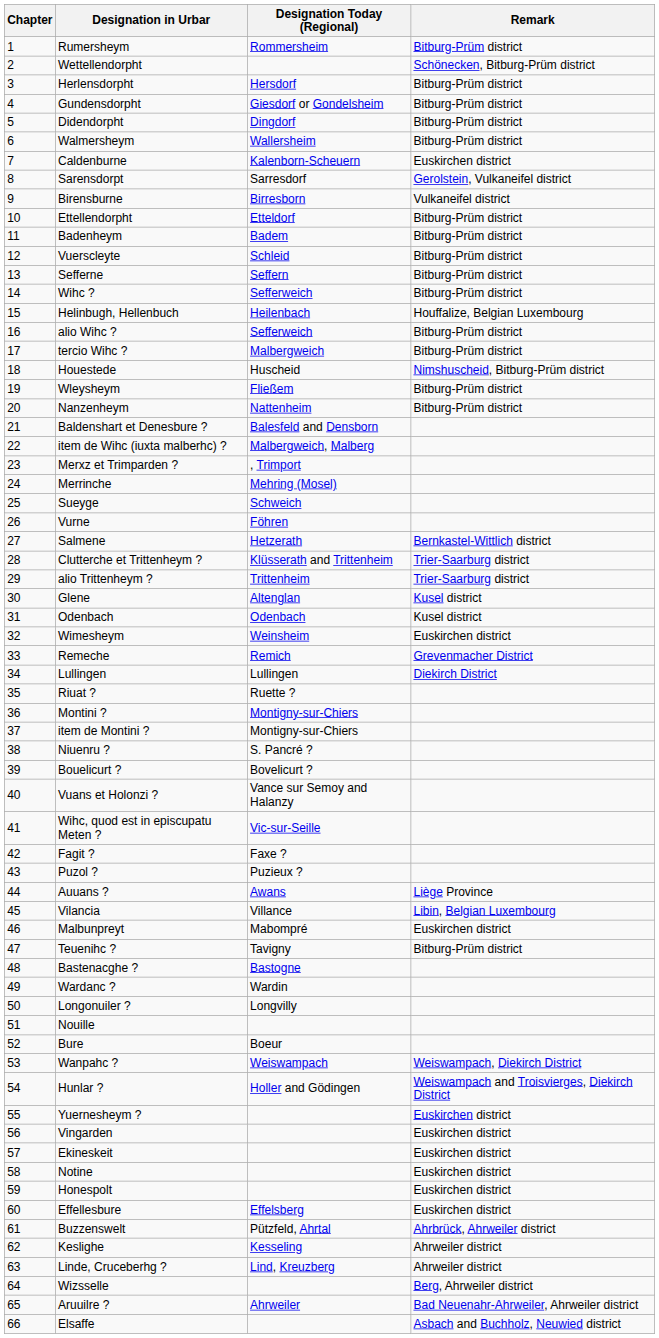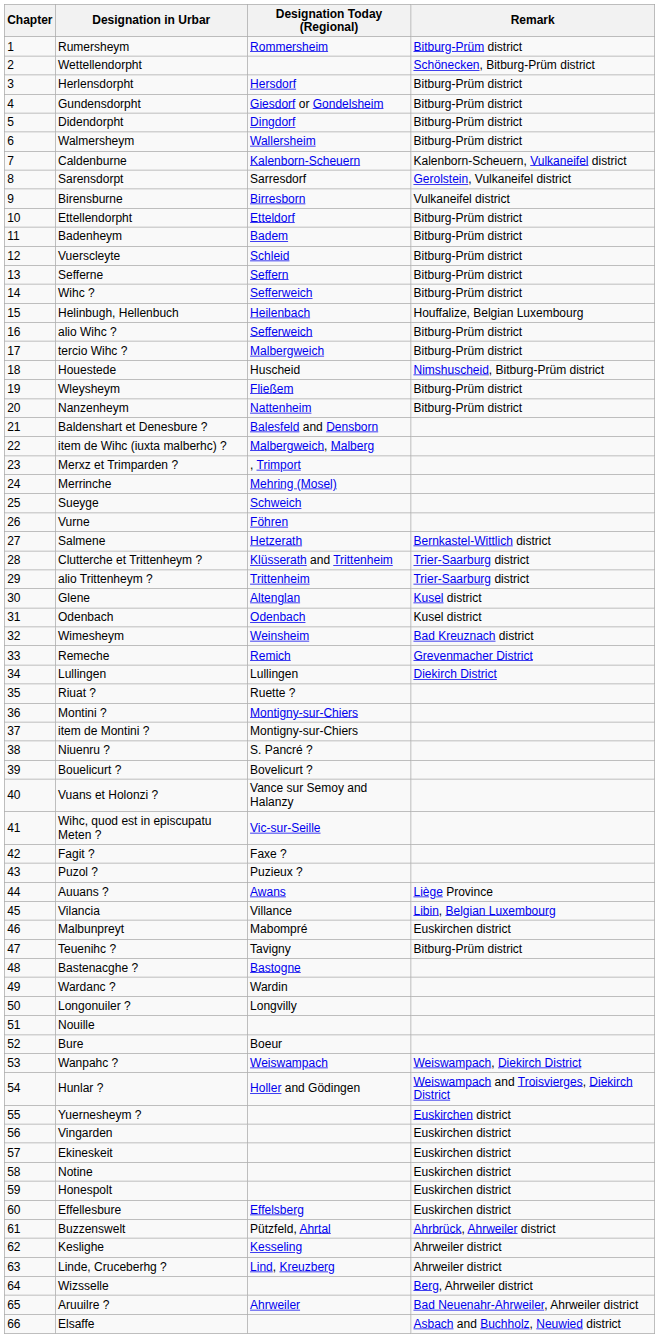(462, 160) Euskirchen district -> (520, 160) Kalenborn-Scheuern, Vulkaneifel district
(462, 636) Euskirchen district -> (473, 636) Bad Kreuznach district
